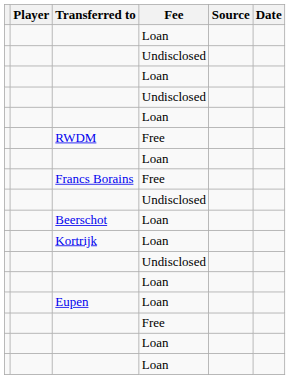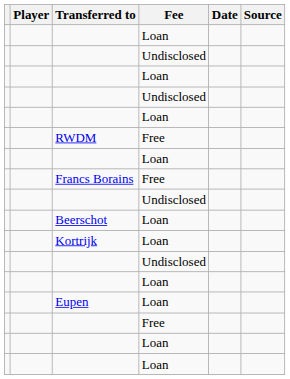columns swapped: (269, 14) <-> (231, 14)
